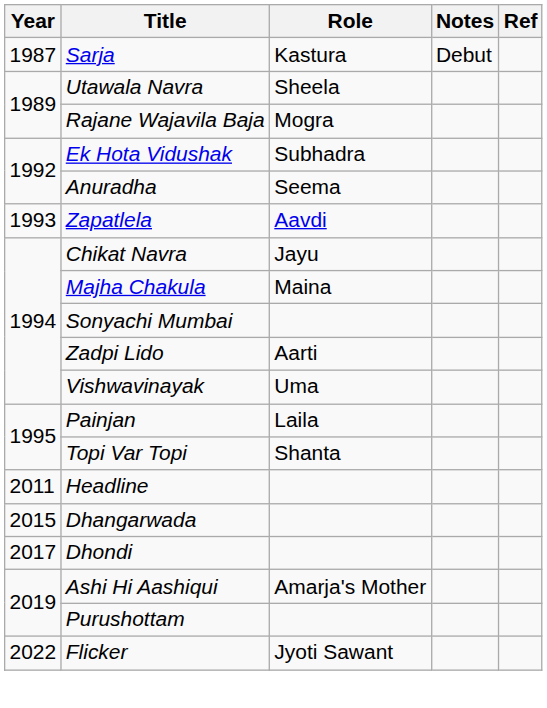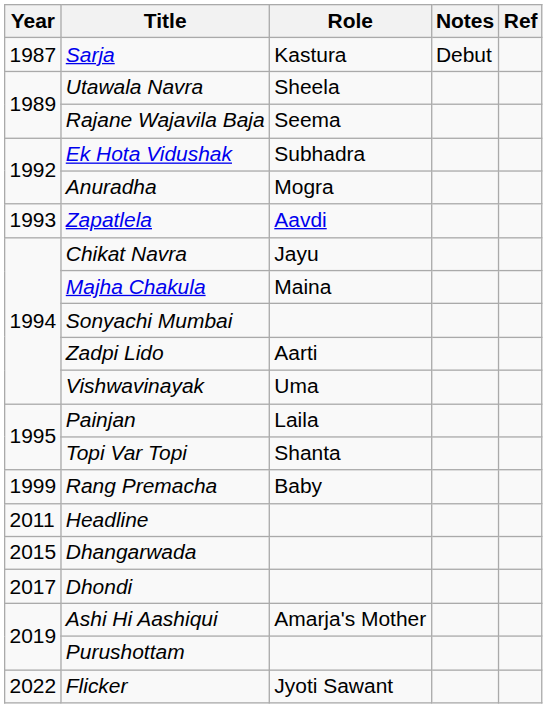(304, 120) Mogra -> (308, 120) Seema
(308, 187) Seema -> (304, 187) Mogra
+ row: (142, 486)
